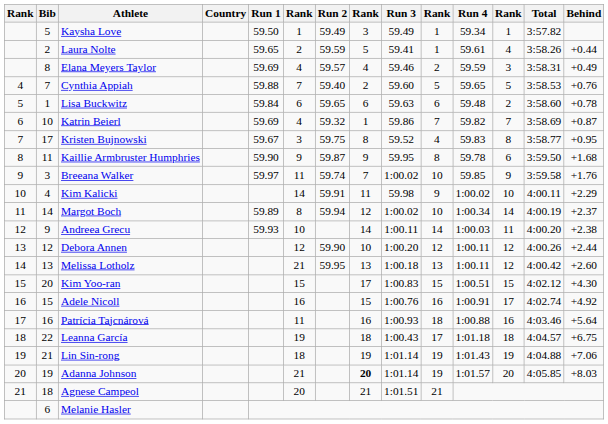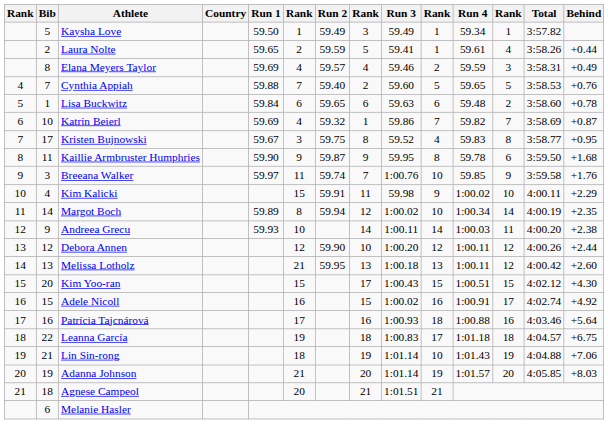(401, 175) 1:00.02 -> (401, 175) 1:00.76
(299, 193) 14 -> (299, 193) 15
(584, 211) +2.37 -> (584, 211) +2.35
(401, 283) 1:00.83 -> (401, 283) 1:00.43
(401, 301) 1:00.76 -> (401, 301) 1:00.02
(299, 319) 11 -> (299, 319) 17
(401, 337) 1:00.43 -> (401, 337) 1:00.83
(437, 355) 19 -> (437, 355) 10
(366, 373) bold -> (366, 373) normal
